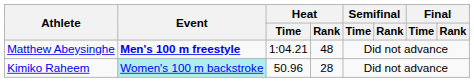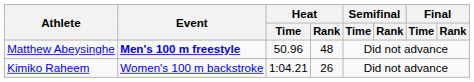(288, 50) 1:04.21 -> (288, 50) 50.96
(192, 68) paleturquoise background -> (192, 68) no background
(288, 68) 50.96 -> (288, 68) 1:04.21
(327, 68) 28 -> (327, 68) 26
